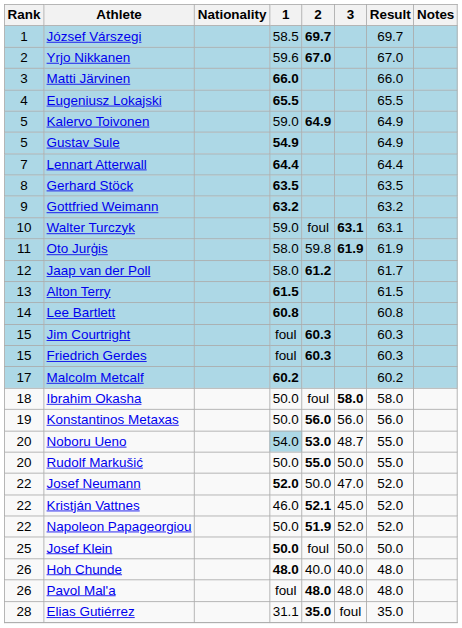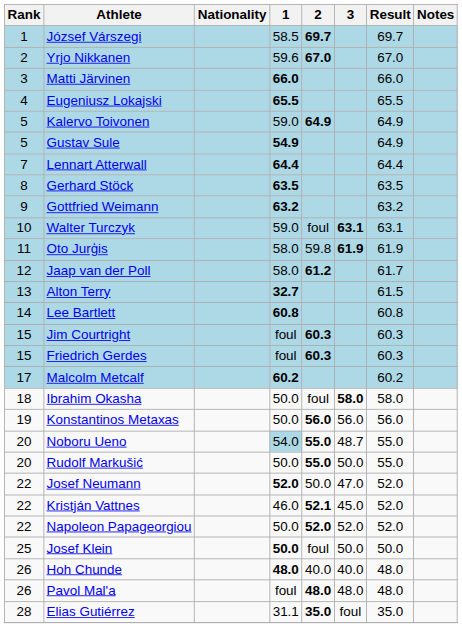(286, 292) 61.5 -> (286, 292) 32.7
(318, 441) 53.0 -> (318, 441) 55.0
(318, 526) 51.9 -> (318, 526) 52.0
